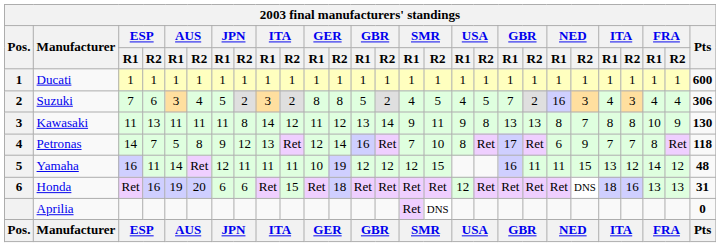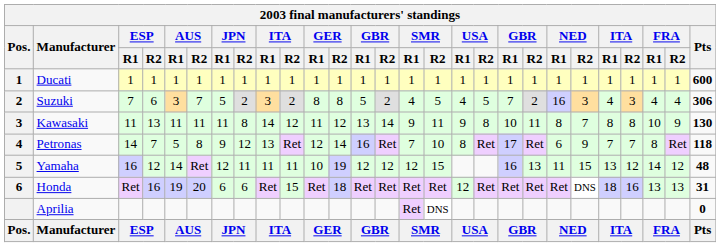(199, 101) 4 -> (199, 101) 7
(510, 122) 13 -> (510, 122) 10
(535, 122) 13 -> (535, 122) 11
(154, 165) 11 -> (154, 165) 12
(535, 165) 11 -> (535, 165) 13
